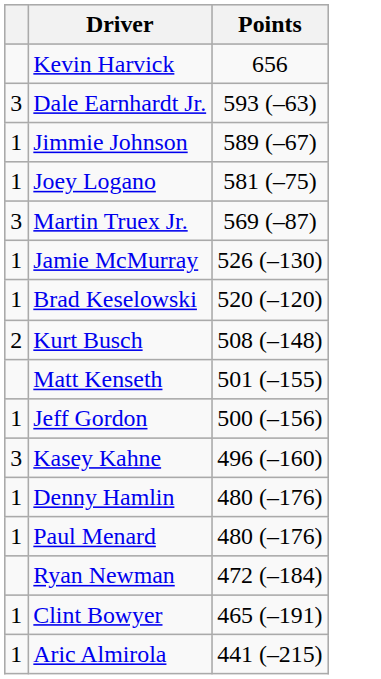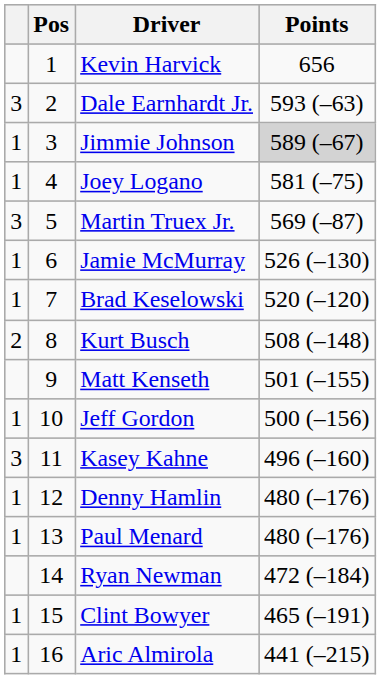+ column: (51, 24)
(270, 142) no background -> (317, 142) lightgrey background
